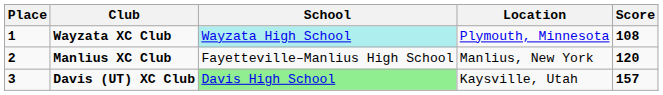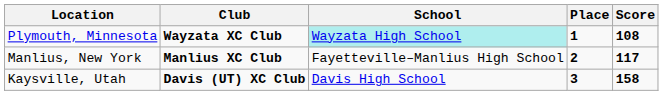columns swapped: (27, 15) <-> (535, 15)
(628, 58) 120 -> (628, 58) 117
(268, 79) lightgreen background -> (379, 79) no background
(628, 79) 157 -> (628, 79) 158
